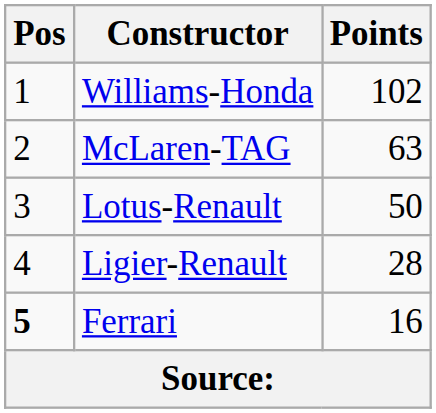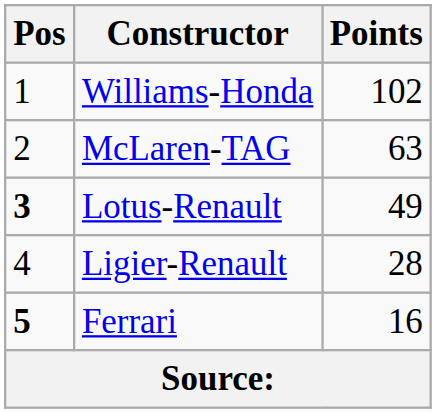(22, 206) normal -> (22, 206) bold
(405, 206) 50 -> (405, 206) 49
